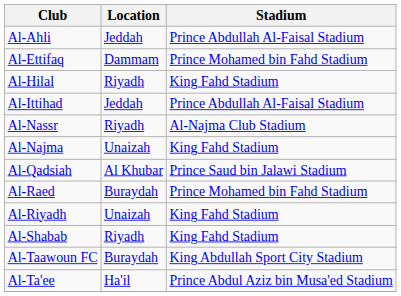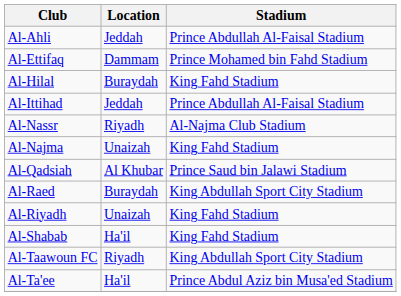(124, 81) Riyadh -> (131, 81) Buraydah
(268, 192) Prince Mohamed bin Fahd Stadium -> (266, 192) King Abdullah Sport City Stadium
(124, 236) Riyadh -> (117, 236) Ha'il
(131, 258) Buraydah -> (124, 258) Riyadh
